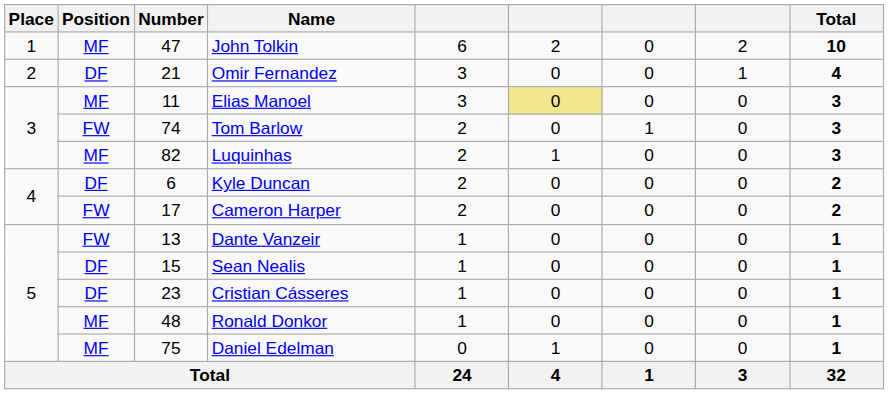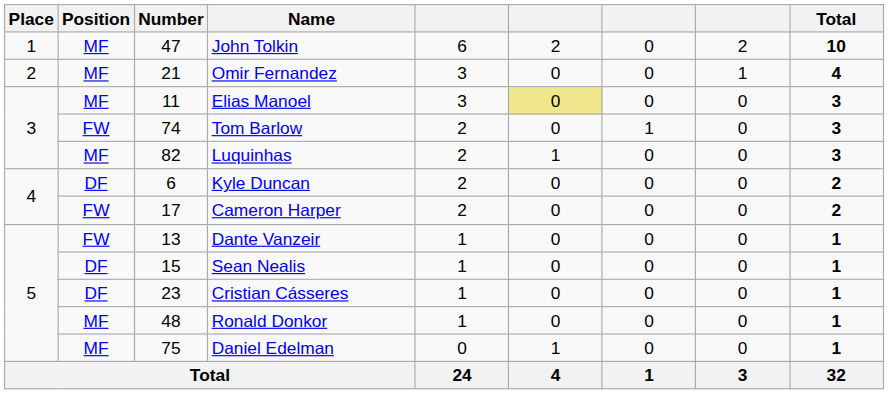(96, 73) DF -> (96, 73) MF
